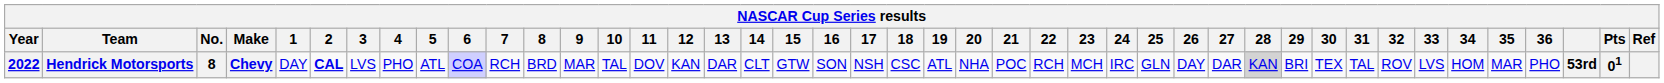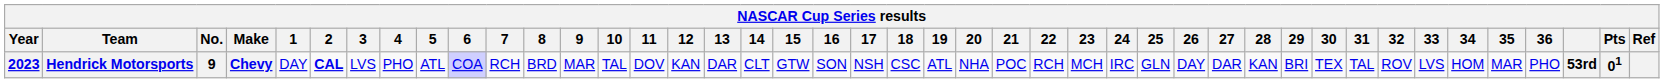(24, 65) 2022 -> (24, 65) 2023
(212, 65) 8 -> (212, 65) 9
(1263, 65) lightgrey background -> (1263, 65) no background
